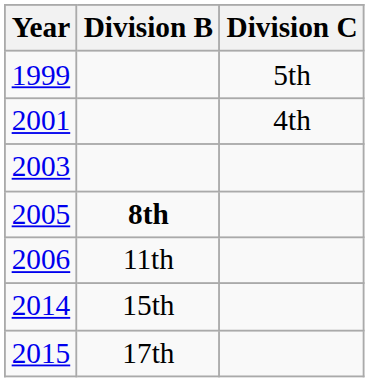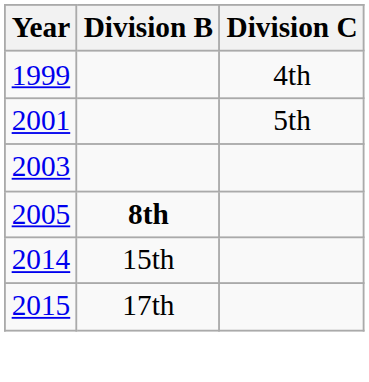(292, 74) 5th -> (292, 74) 4th
(292, 120) 4th -> (292, 120) 5th
- row: (41, 259)
